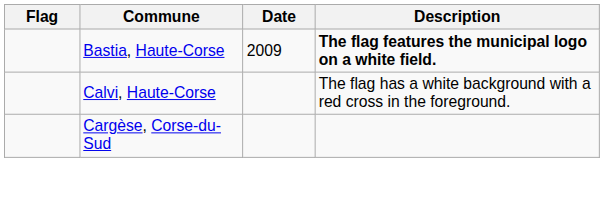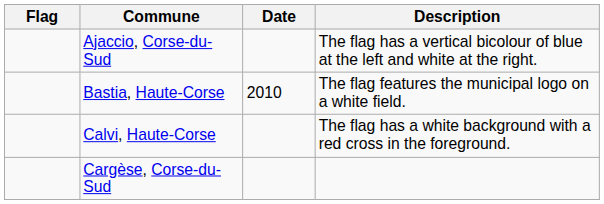+ row: (148, 50)
(264, 50) 2009 -> (264, 93) 2010
(453, 50) bold -> (454, 93) normal
